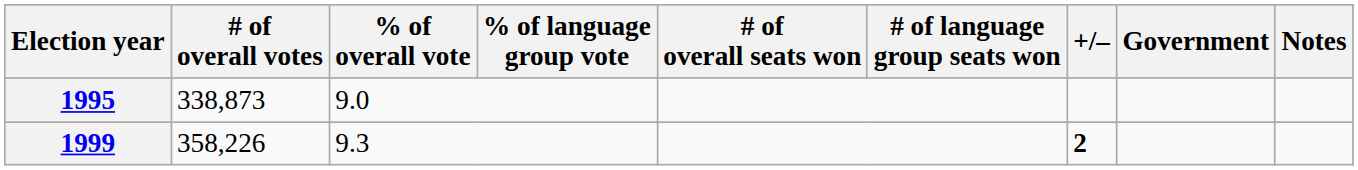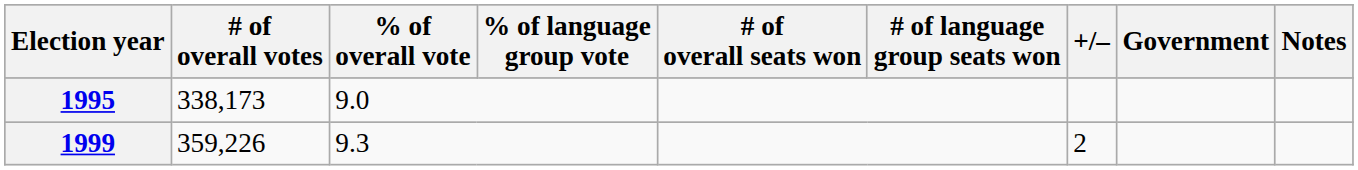(221, 99) 338,873 -> (221, 99) 338,173
(221, 142) 358,226 -> (221, 142) 359,226
(1080, 142) bold -> (1080, 142) normal
